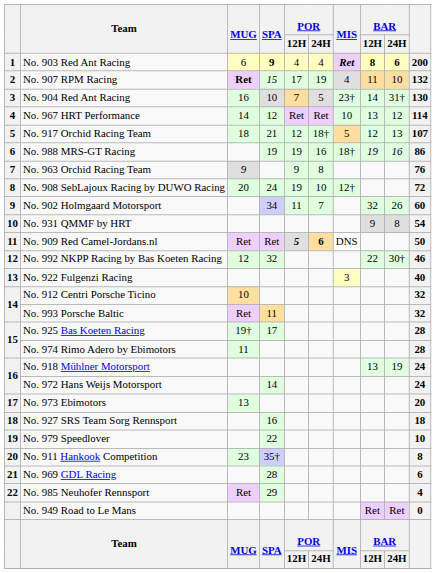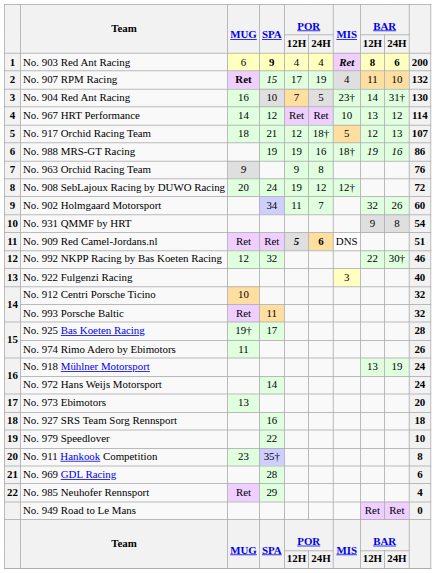(321, 187) 10 -> (321, 187) 12
(420, 241) 50 -> (420, 241) 51
(420, 348) 28 -> (420, 348) 26
